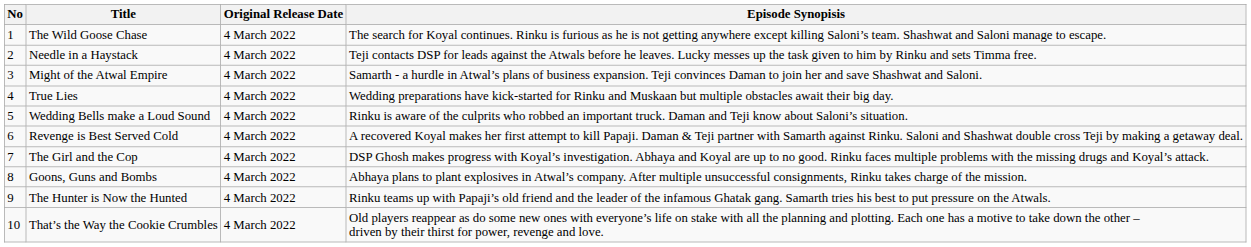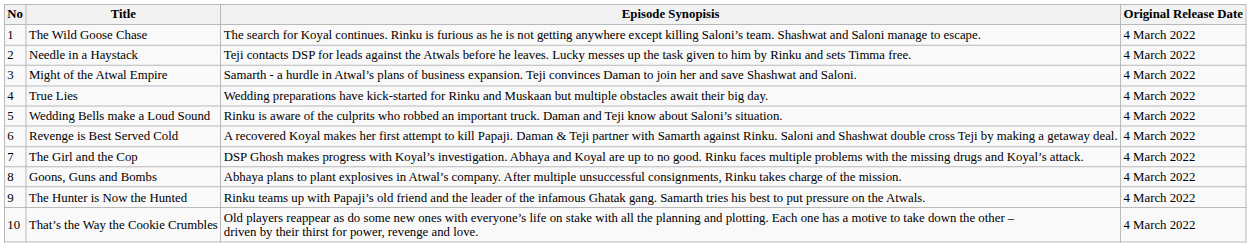columns swapped: (796, 14) <-> (283, 14)
